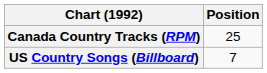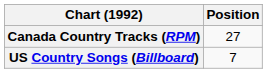(233, 36) 25 -> (233, 36) 27
